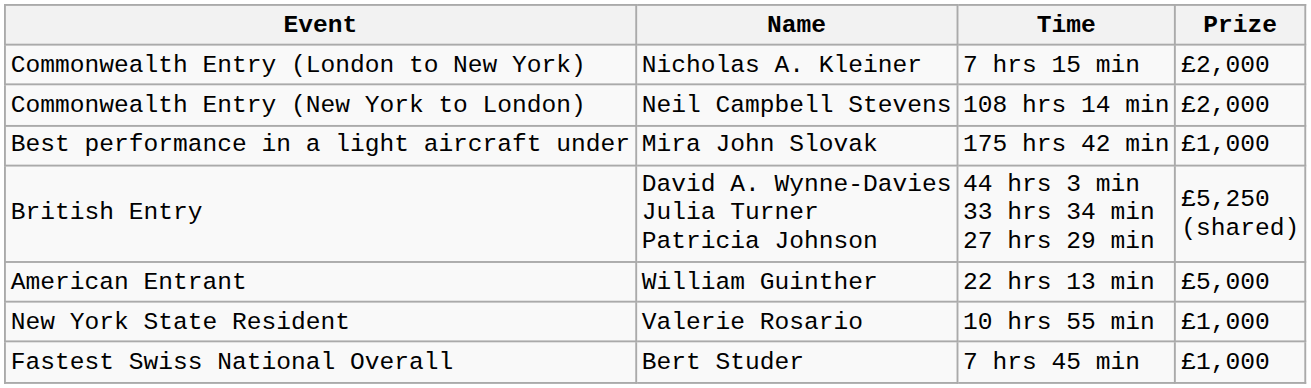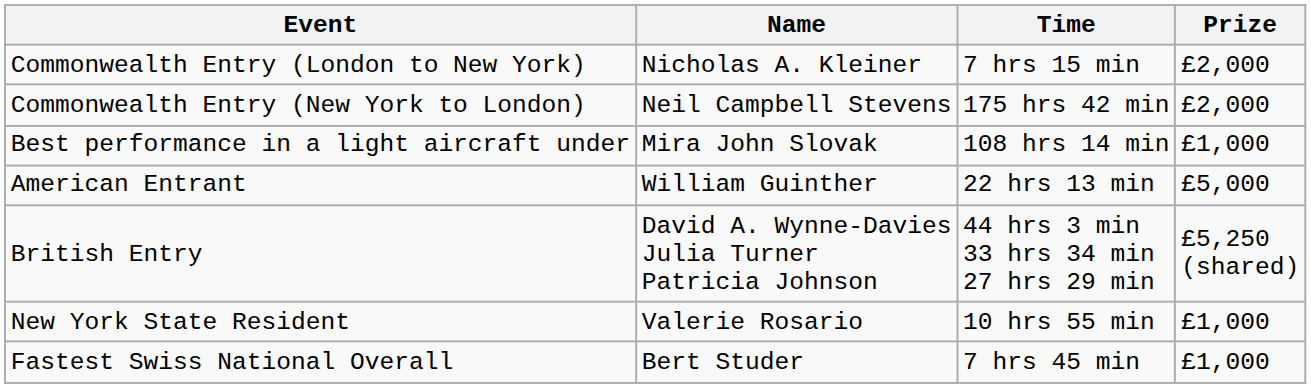(1066, 105) 108 hrs 14 min -> (1066, 105) 175 hrs 42 min
(1066, 145) 175 hrs 42 min -> (1066, 145) 108 hrs 14 min
rows swapped: (107, 213) <-> (129, 282)
